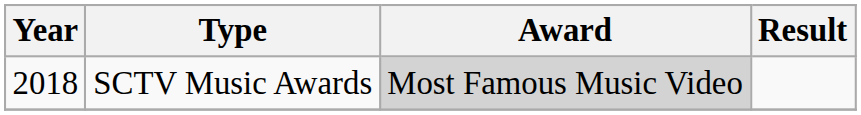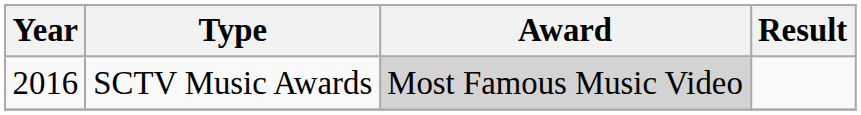(45, 82) 2018 -> (45, 82) 2016
